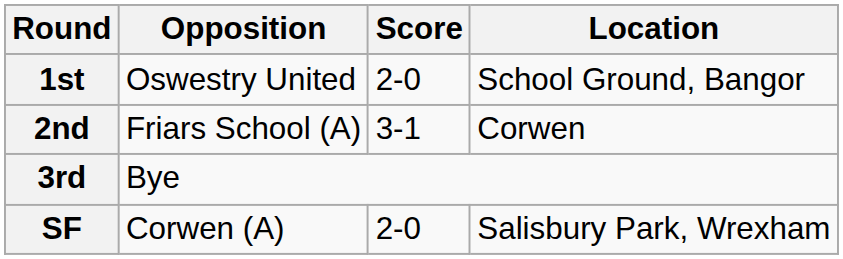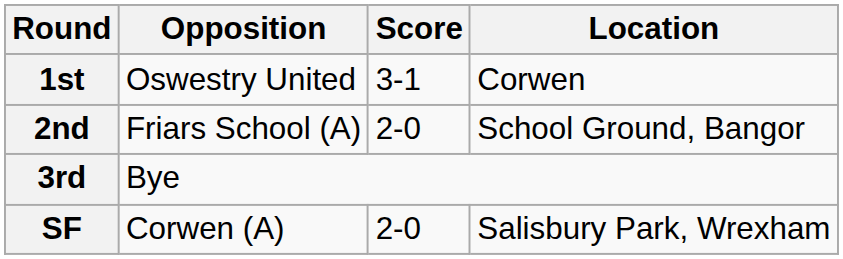(398, 79) 2-0 -> (398, 79) 3-1
(641, 79) School Ground, Bangor -> (531, 79) Corwen
(398, 128) 3-1 -> (398, 128) 2-0
(531, 128) Corwen -> (641, 128) School Ground, Bangor
